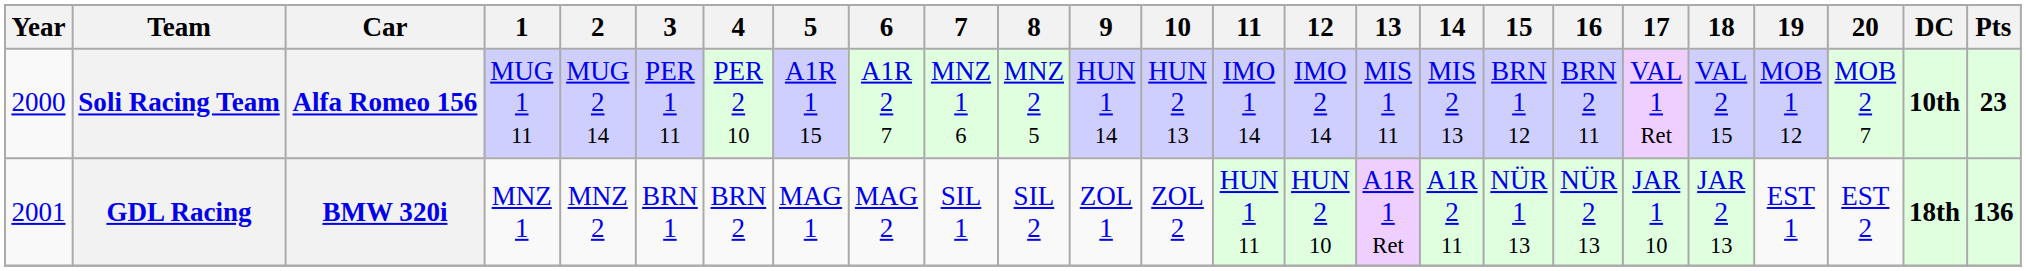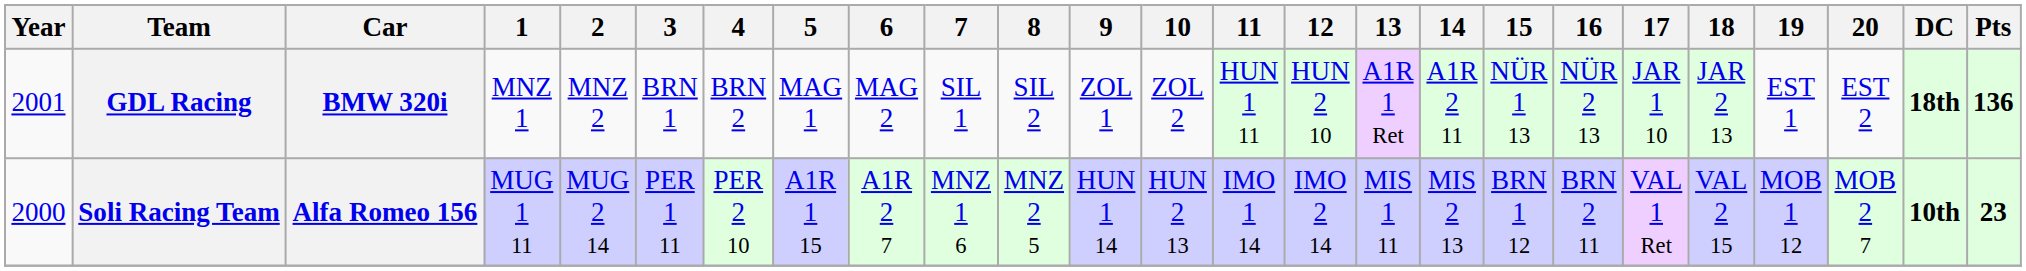rows swapped: (179, 102) <-> (179, 211)
